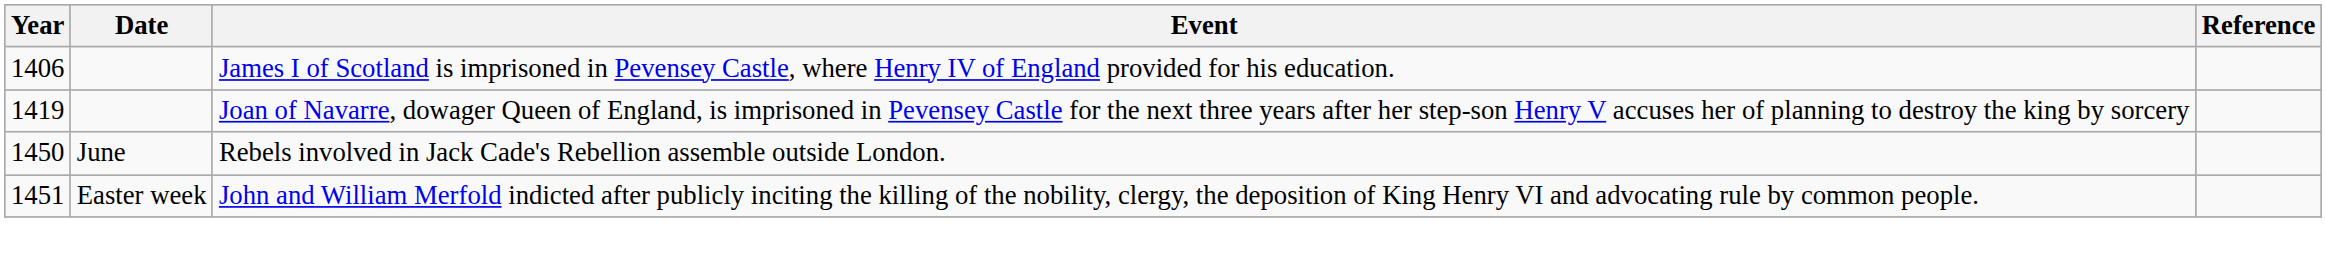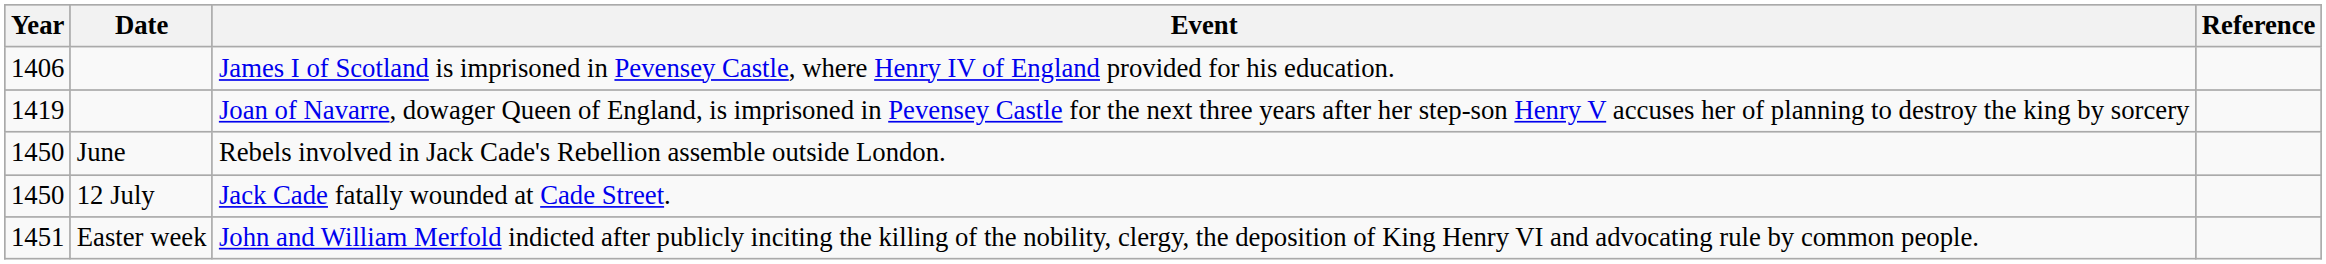+ row: (445, 195)
